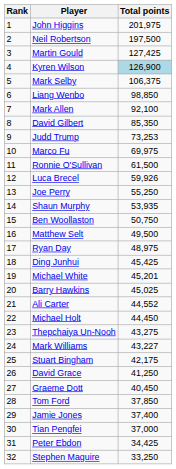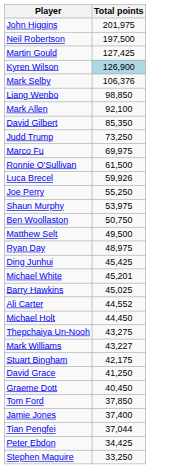- column: (17, 11)
(145, 81) 106,375 -> (119, 81) 106,376
(145, 136) 73,253 -> (119, 136) 73,250
(145, 206) 53,935 -> (119, 206) 53,975
(145, 429) 37,000 -> (119, 429) 37,044
